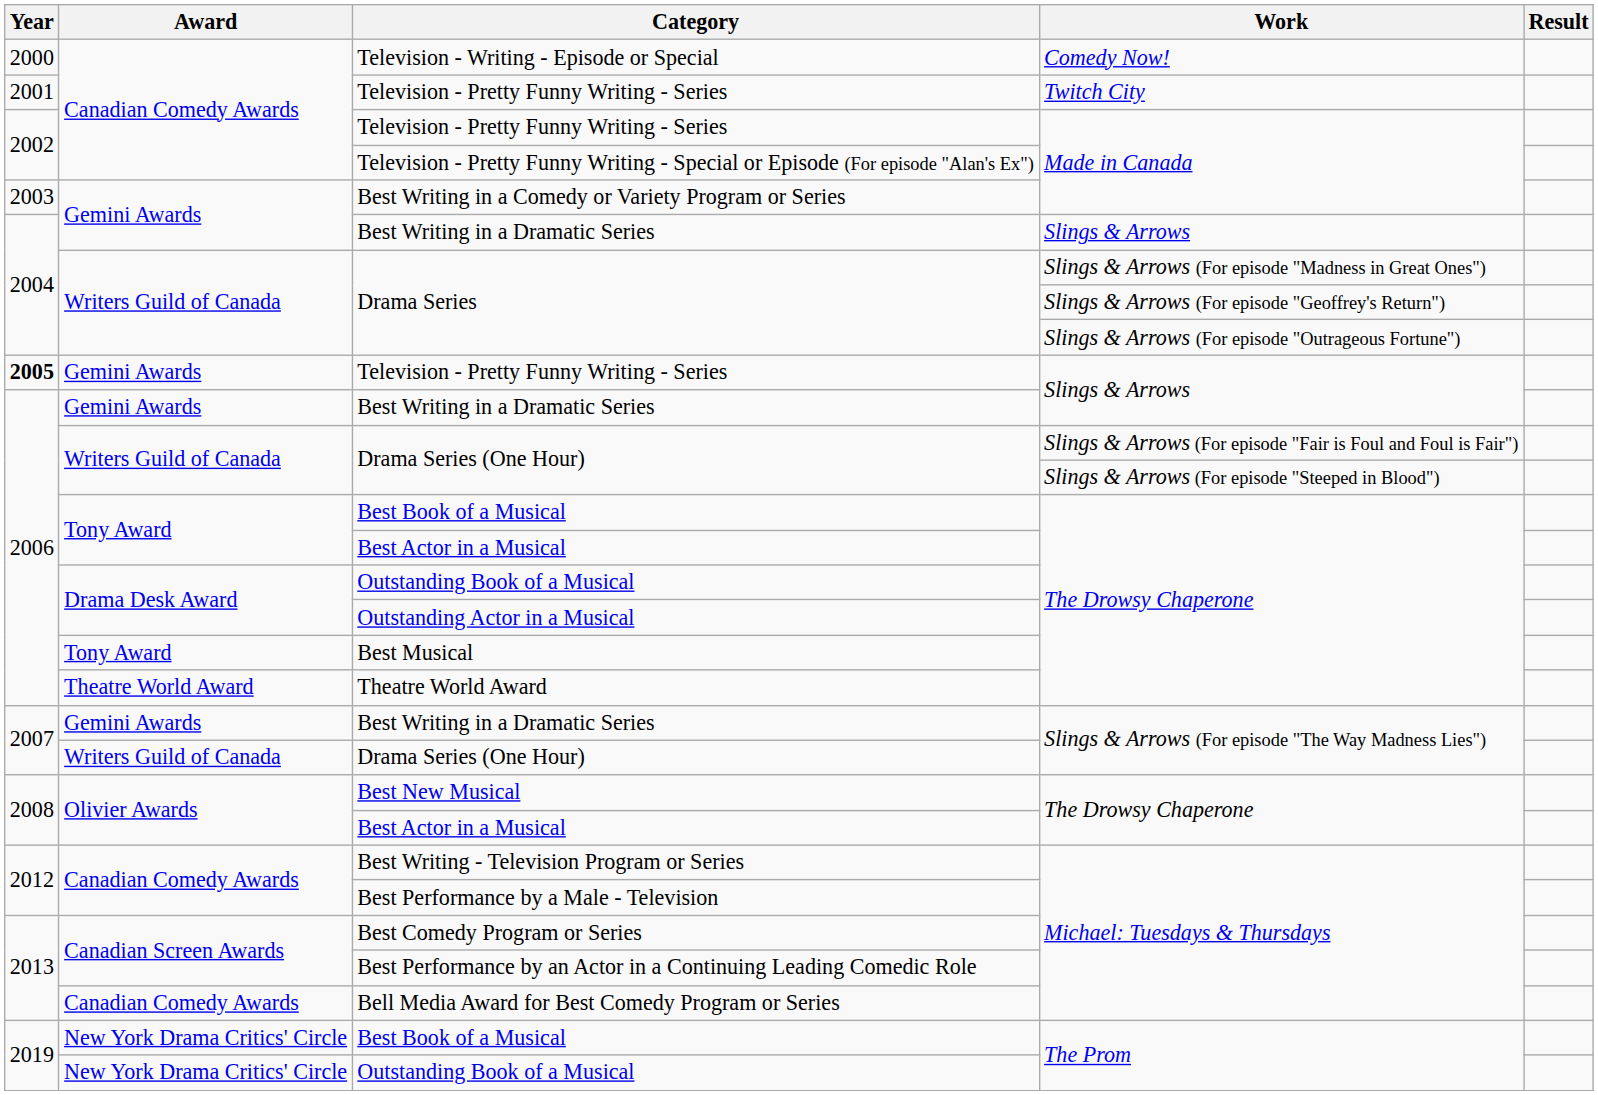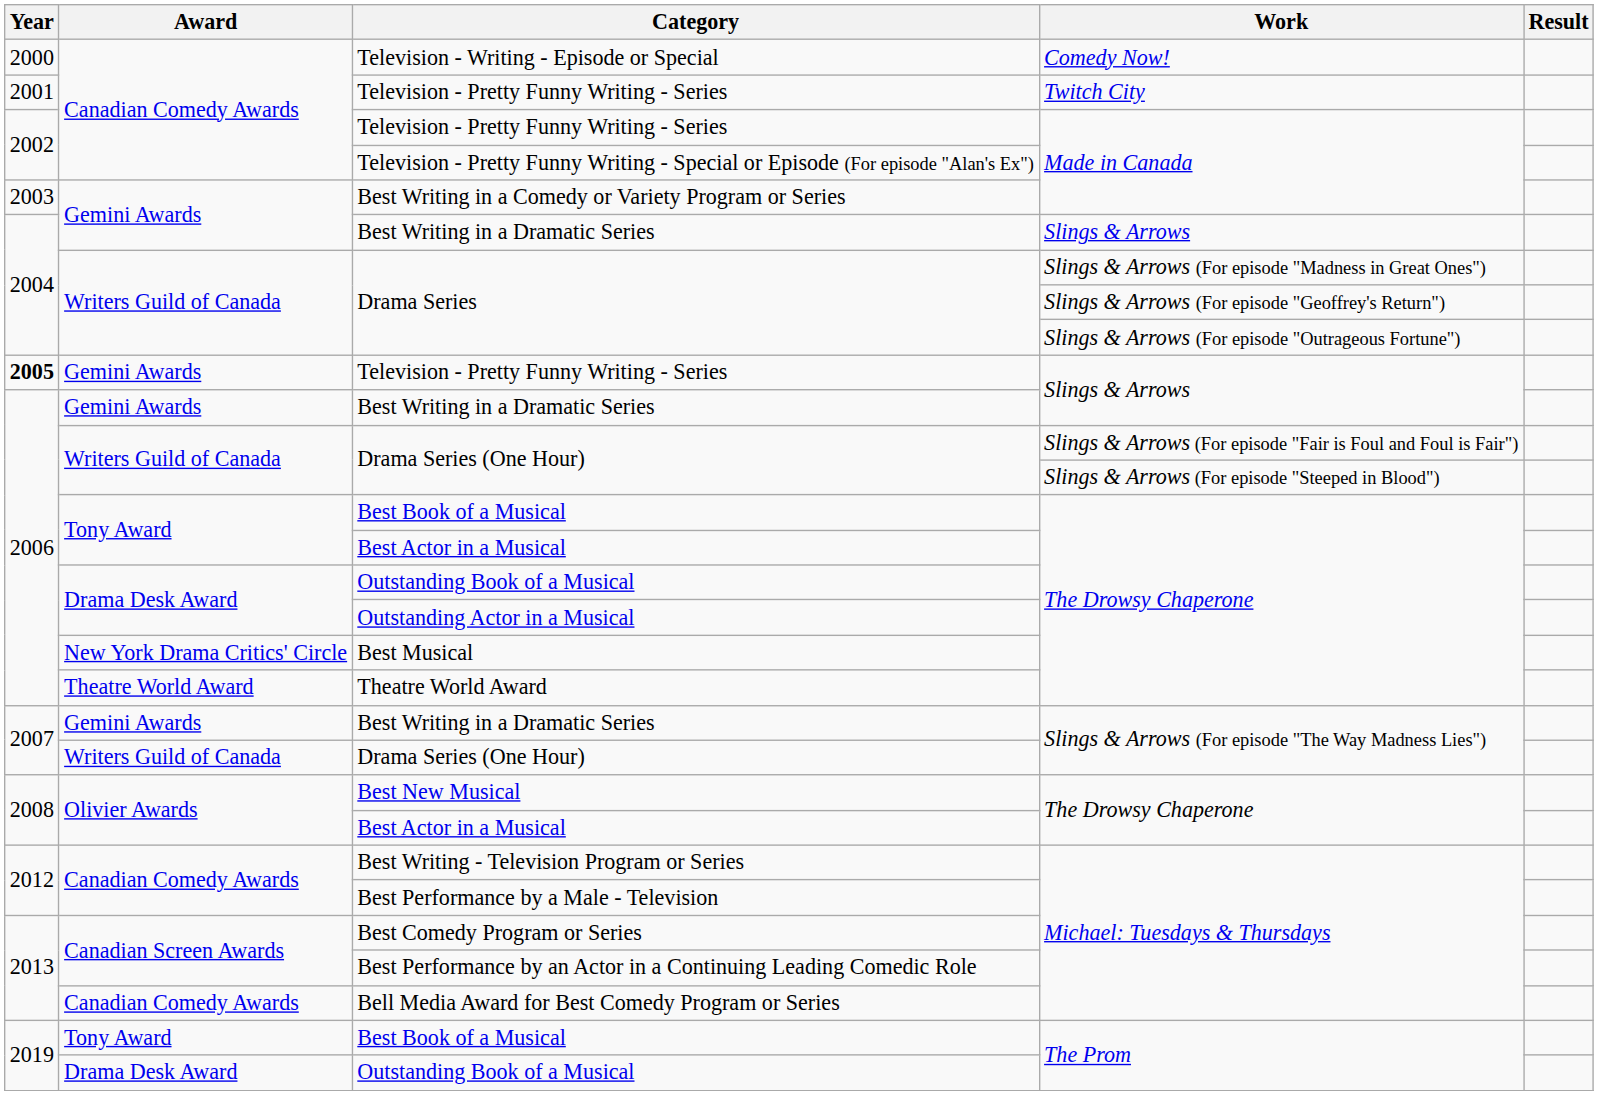(118, 652) Tony Award -> (206, 652) New York Drama Critics' Circle
(206, 1037) New York Drama Critics' Circle -> (118, 1037) Tony Award
(206, 1072) New York Drama Critics' Circle -> (151, 1072) Drama Desk Award
